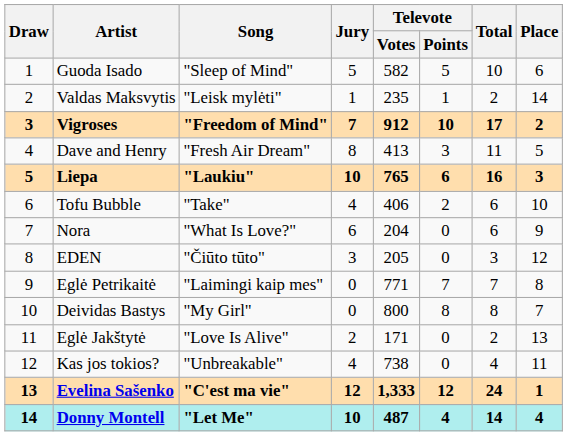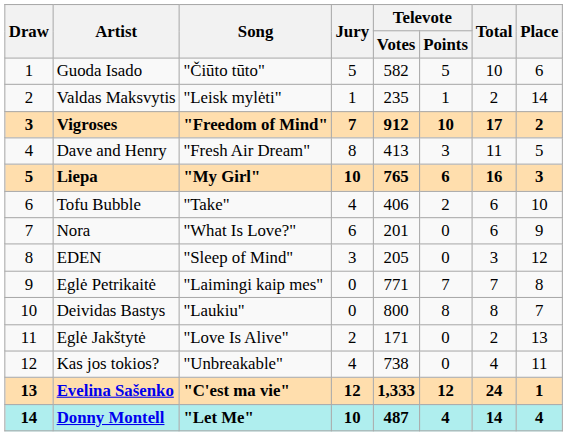(238, 71) "Sleep of Mind" -> (224, 71) "Čiūto tūto"
(219, 177) "Laukiu" -> (222, 177) "My Girl"
(396, 230) 204 -> (396, 230) 201
(224, 257) "Čiūto tūto" -> (238, 257) "Sleep of Mind"
(218, 310) "My Girl" -> (214, 310) "Laukiu"
